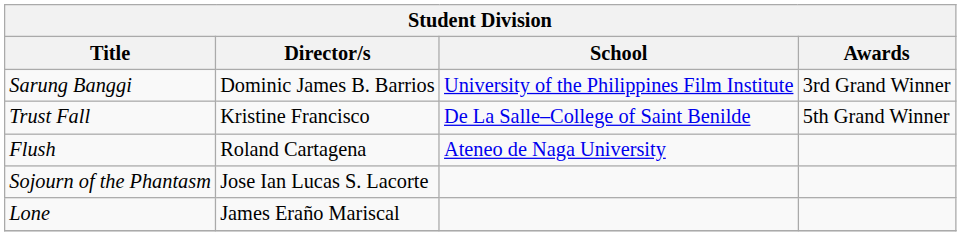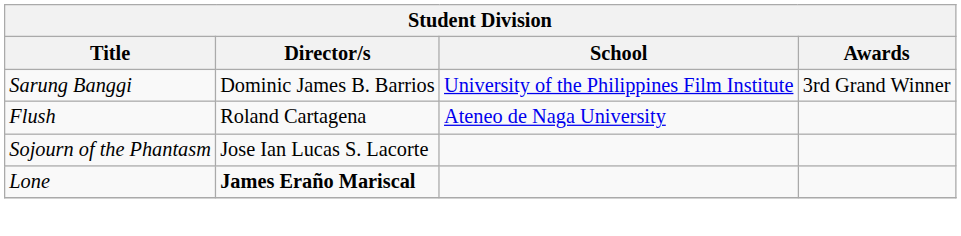- row: (50, 117)
(310, 213) normal -> (318, 181) bold
